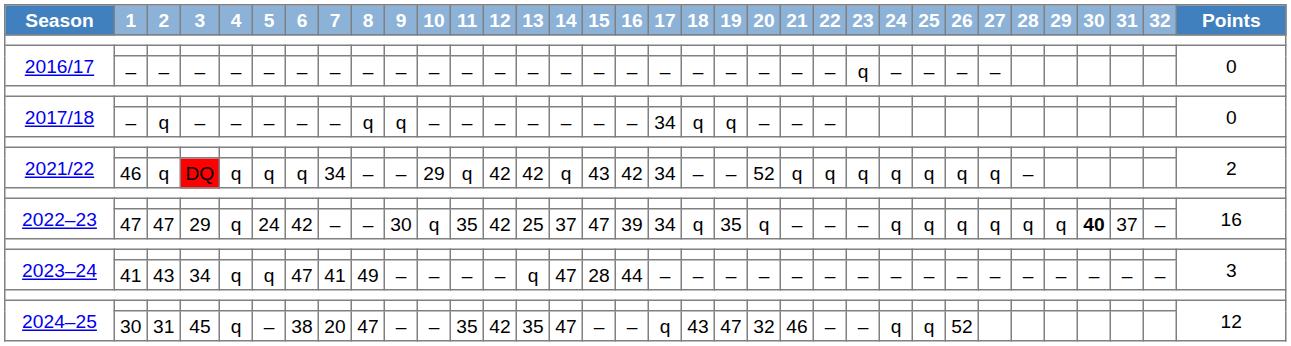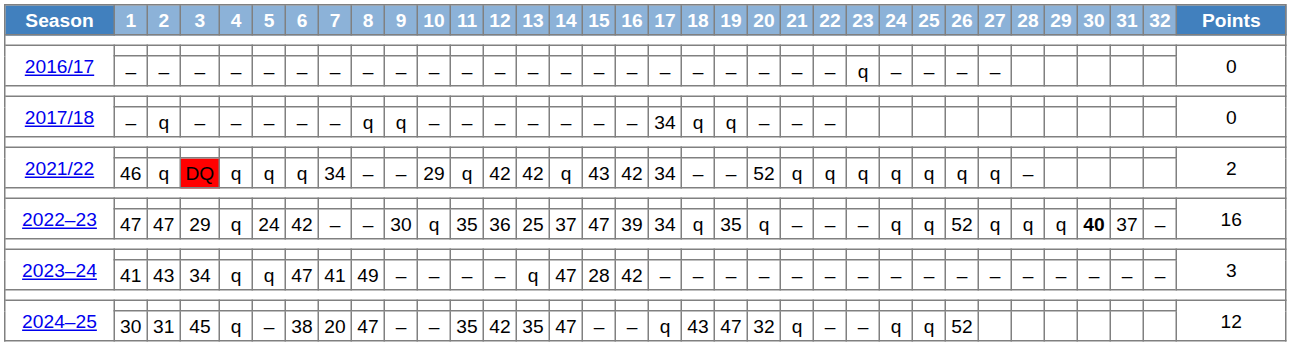(500, 224) 42 -> (500, 224) 36
(962, 224) q -> (962, 224) 52
(632, 275) 44 -> (632, 275) 42
(797, 326) 46 -> (797, 326) q
